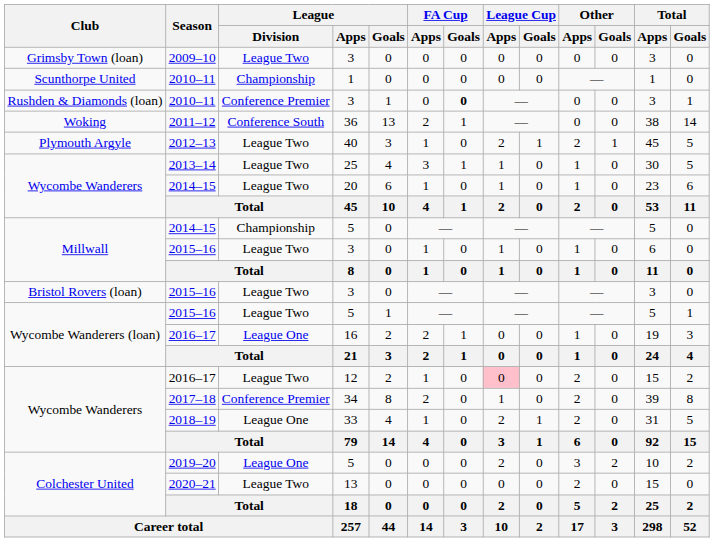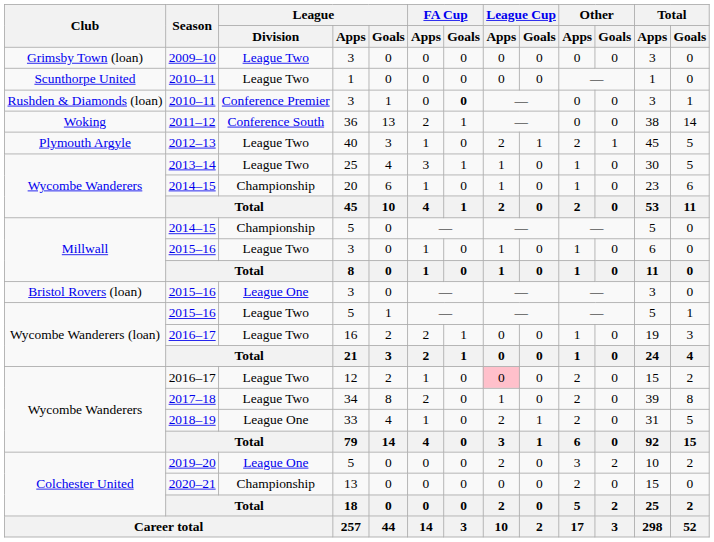(276, 79) Championship -> (276, 79) League Two
(276, 185) League Two -> (276, 185) Championship
(276, 292) League Two -> (276, 292) League One
(276, 334) League One -> (276, 334) League Two
(276, 398) Conference Premier -> (276, 398) League Two
(276, 484) League Two -> (276, 484) Championship
